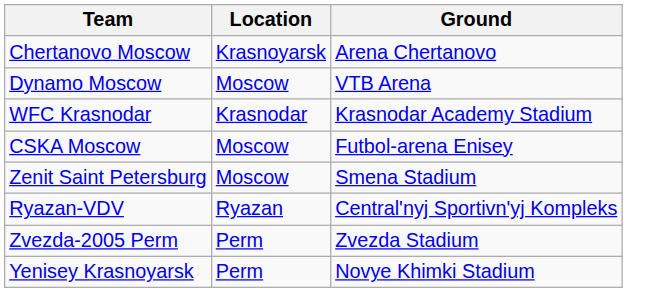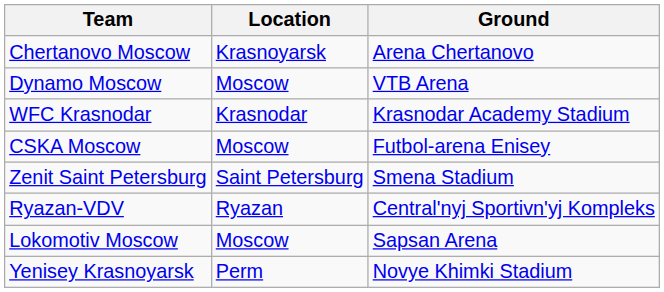(252, 177) Moscow -> (290, 177) Saint Petersburg
+ row: (94, 240)
- row: (94, 240)
